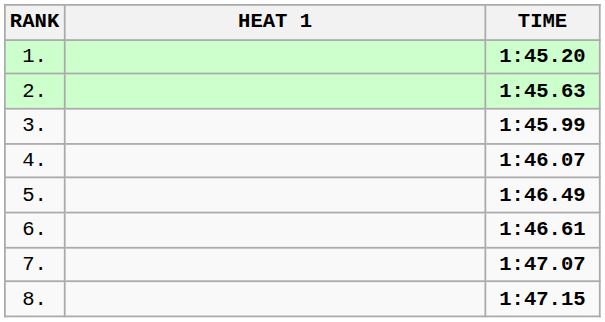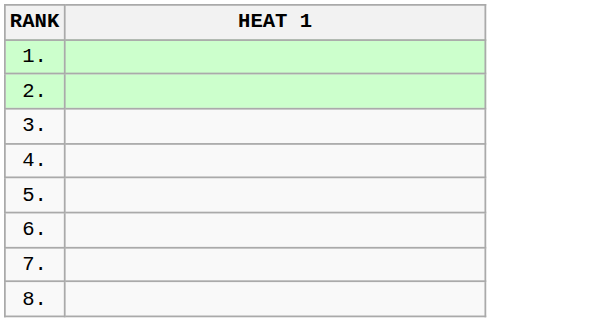- column: (542, 22)
